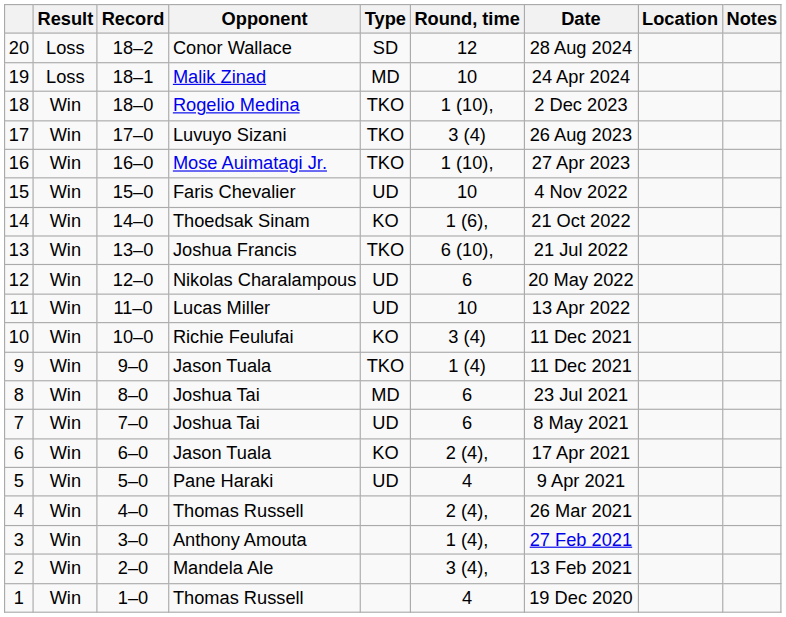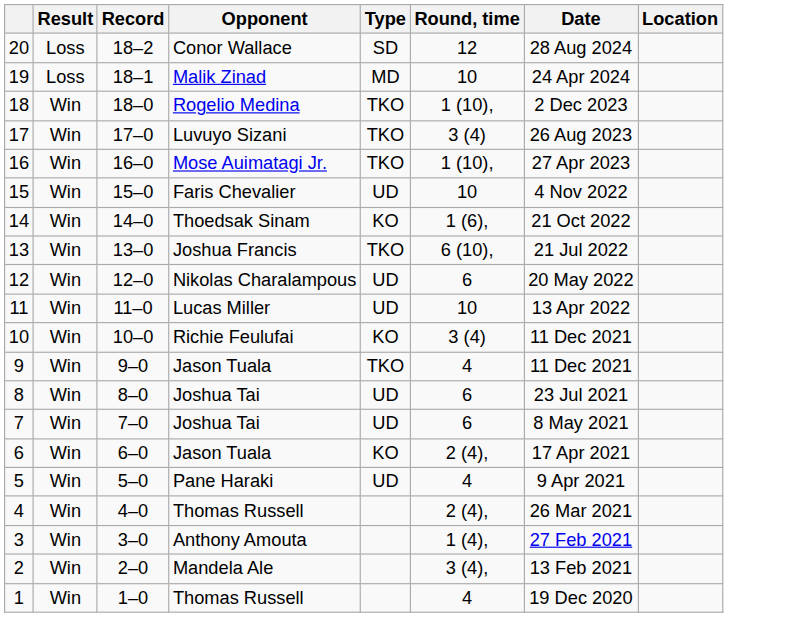- column: (752, 18)
(467, 366) 1 (4) -> (467, 366) 4
(385, 395) MD -> (385, 395) UD
